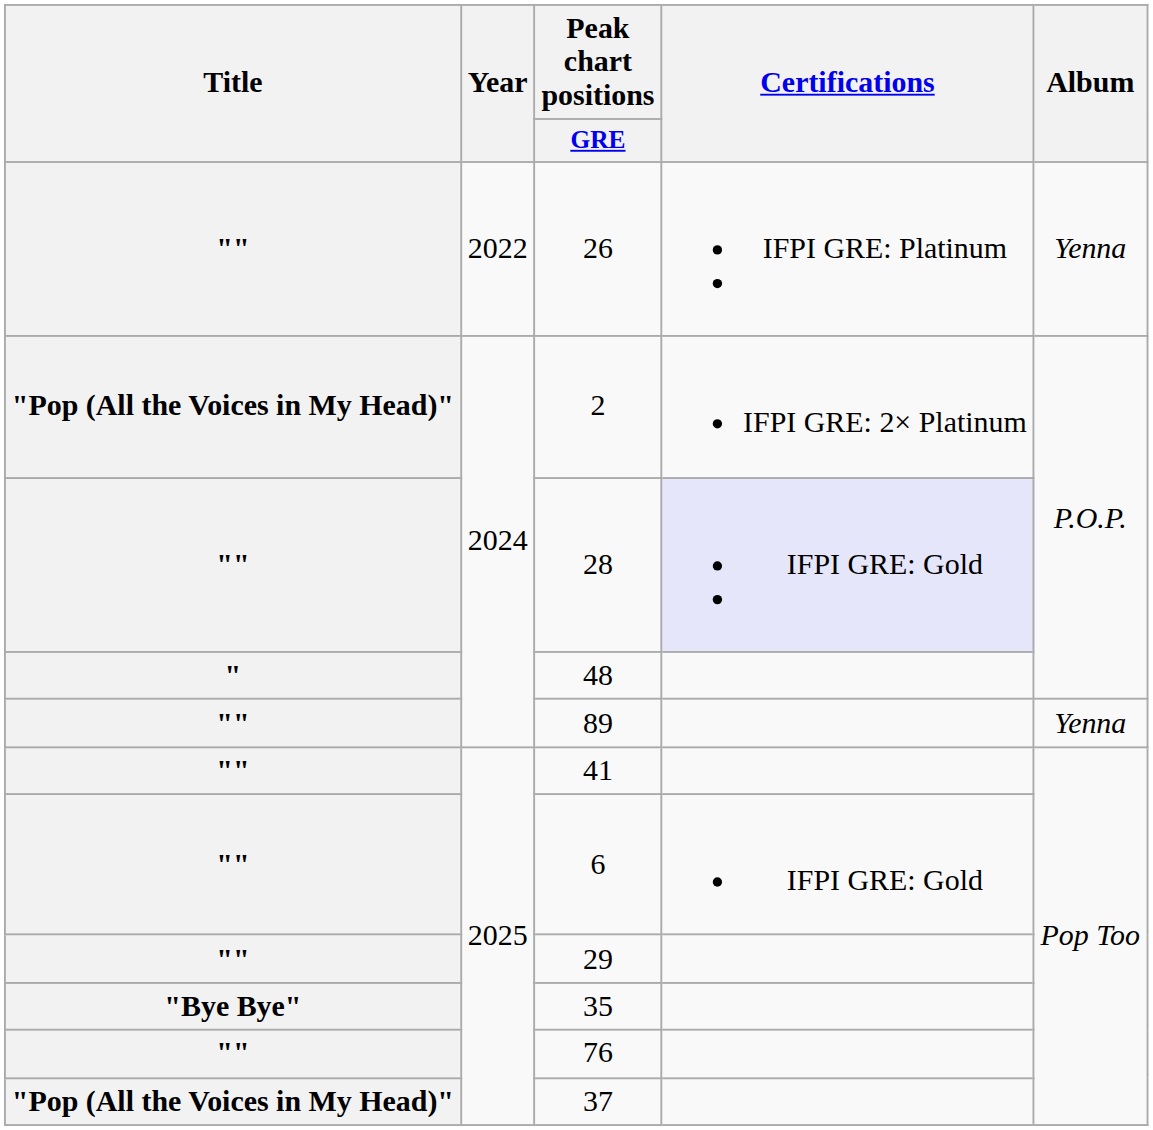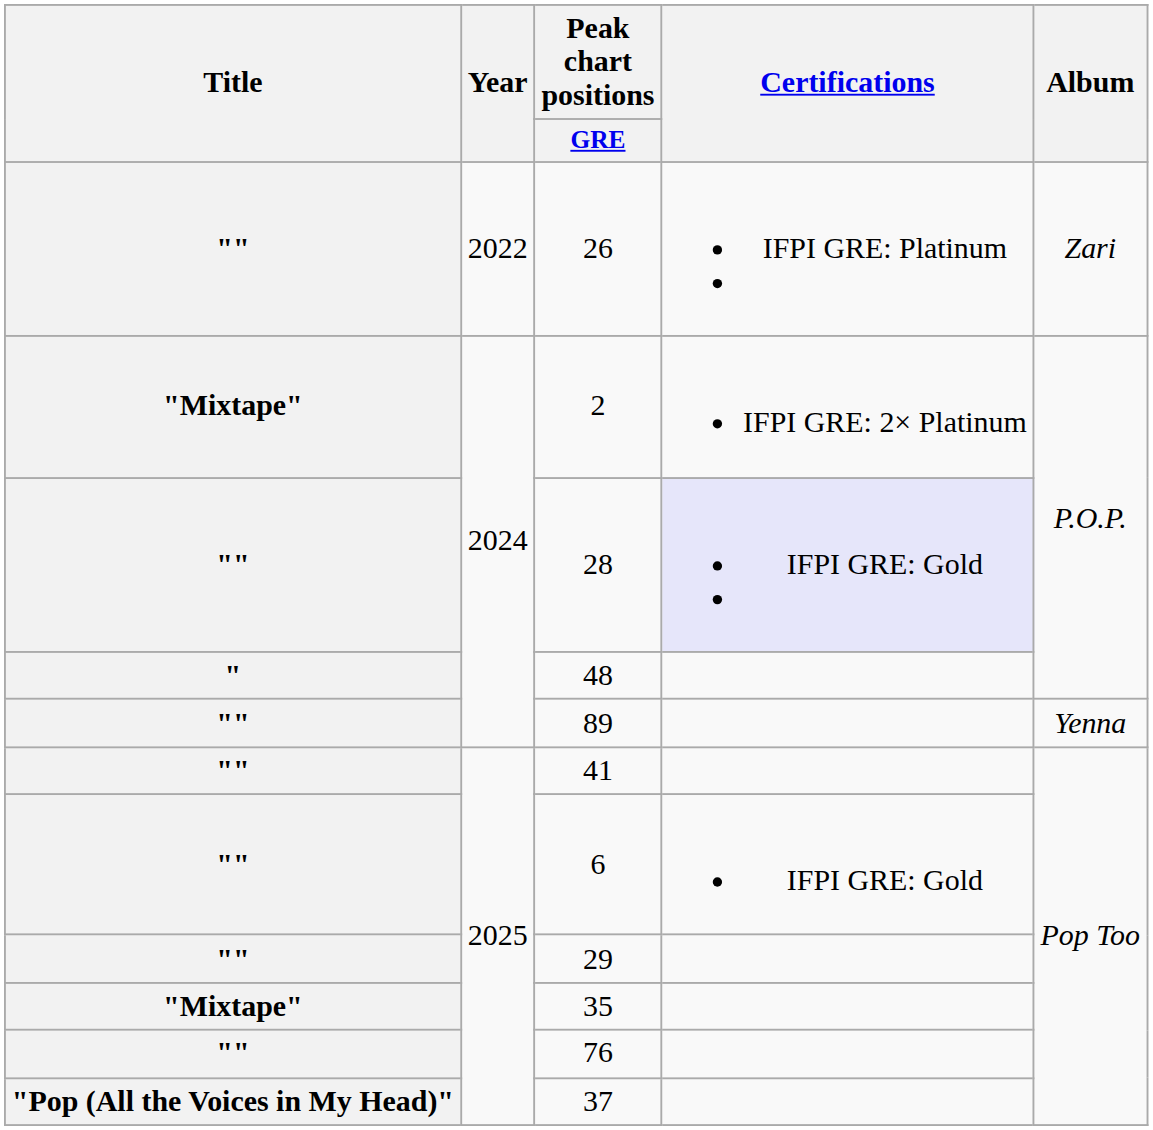(1090, 248) Yenna -> (1090, 248) Zari
(233, 406) "Pop (All the Voices in My Head)" -> (233, 406) "Mixtape"
(233, 1005) "Bye Bye" -> (233, 1005) "Mixtape"
